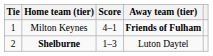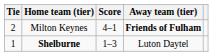(13, 27) 1 -> (13, 27) 2
(13, 43) 2 -> (13, 43) 1
